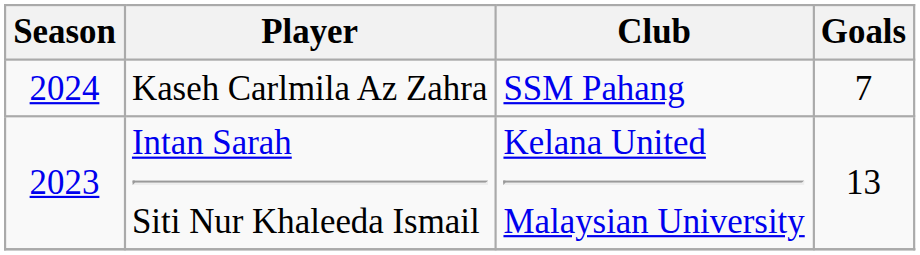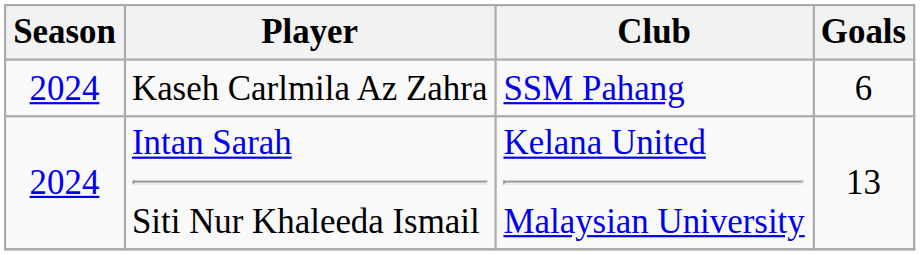(863, 87) 7 -> (863, 87) 6
(64, 182) 2023 -> (64, 182) 2024
